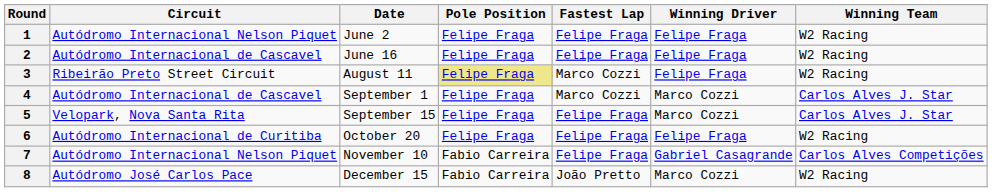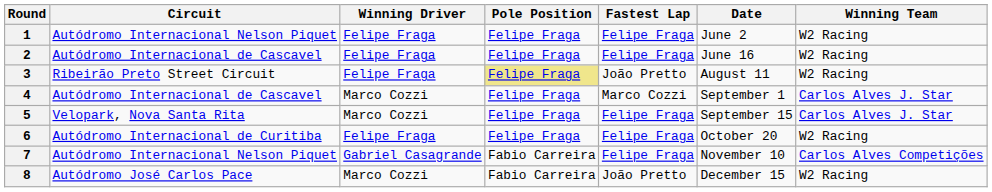columns swapped: (389, 15) <-> (724, 15)
(598, 75) Marco Cozzi -> (644, 75) João Pretto
